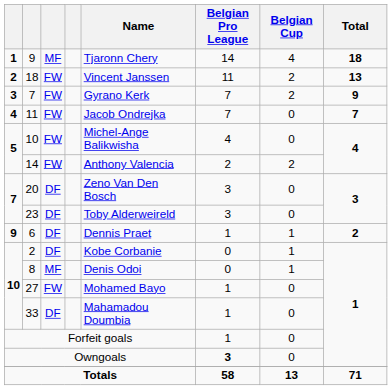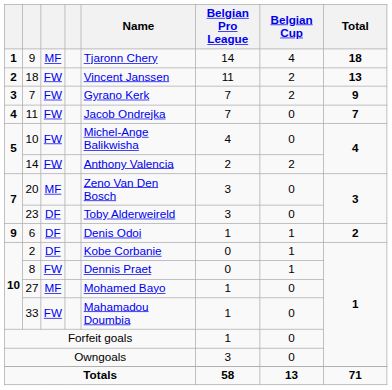(53, 189) DF -> (53, 189) MF
(117, 233) Dennis Praet -> (113, 233) Denis Odoi
(53, 270) MF -> (53, 270) FW
(113, 270) Denis Odoi -> (117, 270) Dennis Praet
(53, 288) FW -> (53, 288) MF
(53, 313) DF -> (53, 313) FW
(228, 357) bold -> (228, 357) normal
